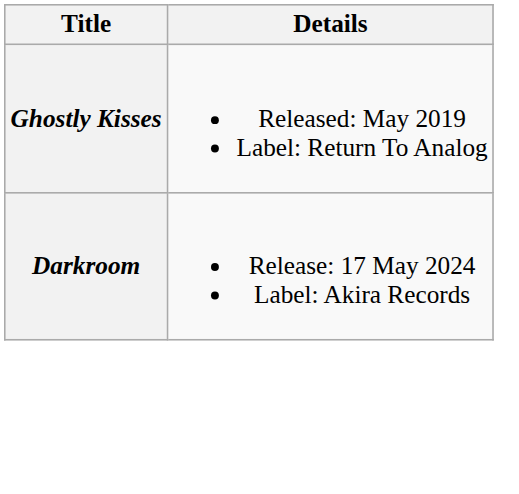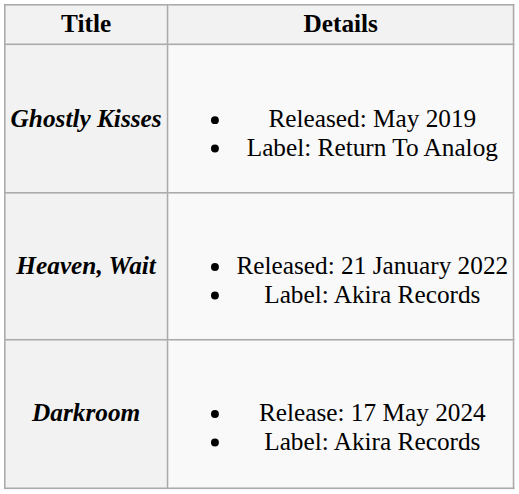+ row: (86, 265)
